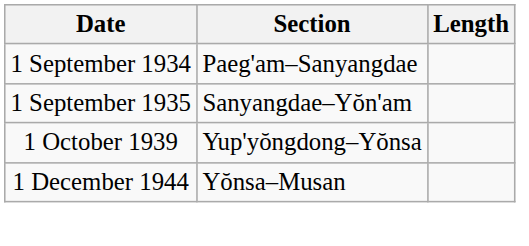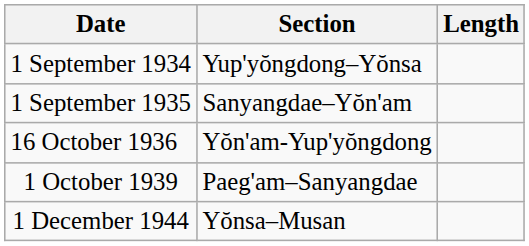(310, 63) Paeg'am–Sanyangdae -> (312, 63) Yup'yŏngdong–Yŏnsa
+ row: (94, 142)
(312, 142) Yup'yŏngdong–Yŏnsa -> (310, 181) Paeg'am–Sanyangdae
